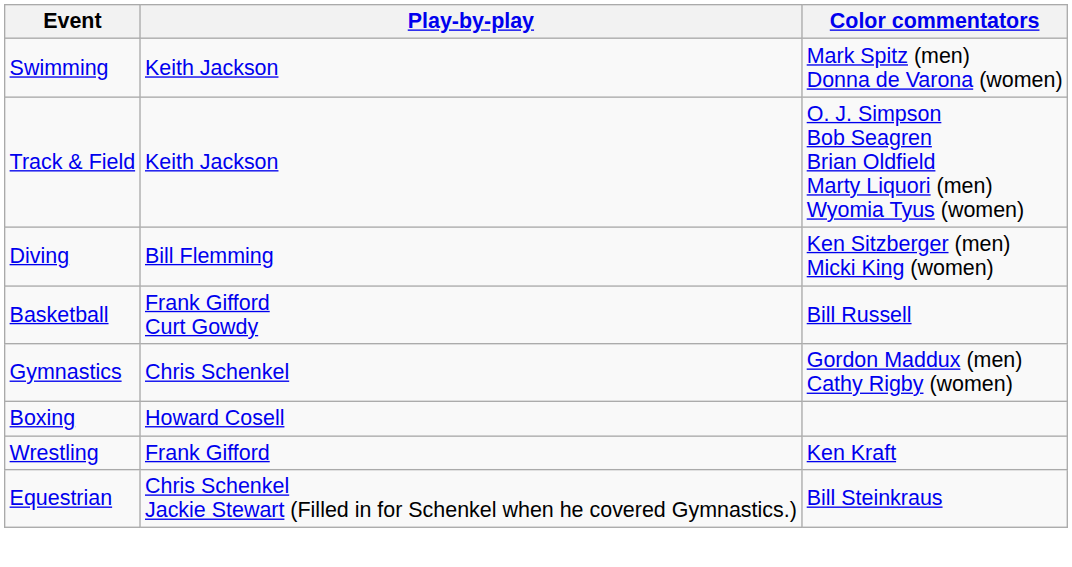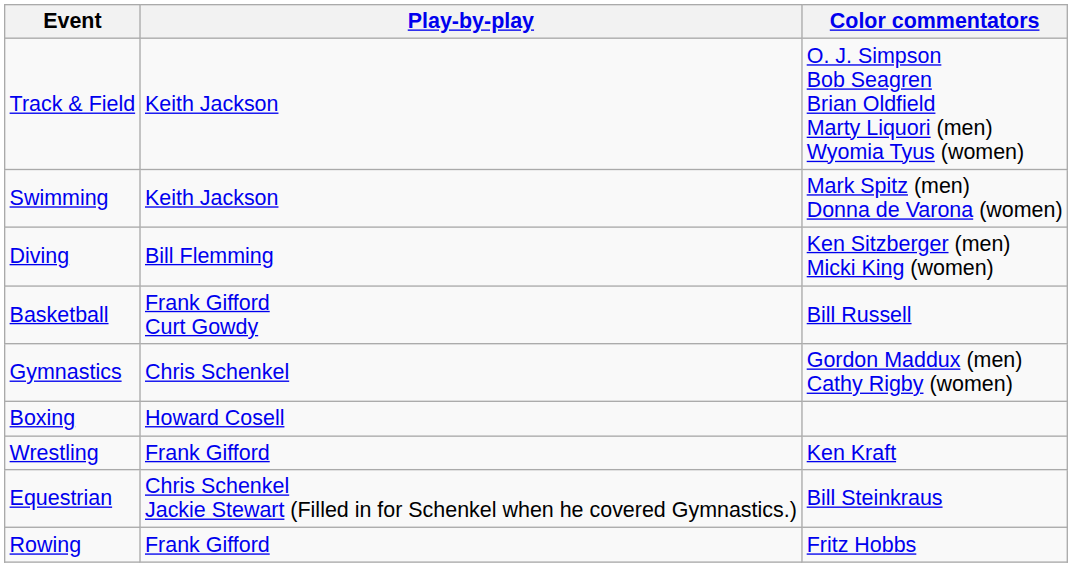rows swapped: (72, 161) <-> (59, 67)
+ row: (45, 544)
